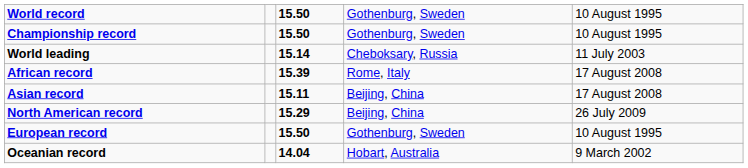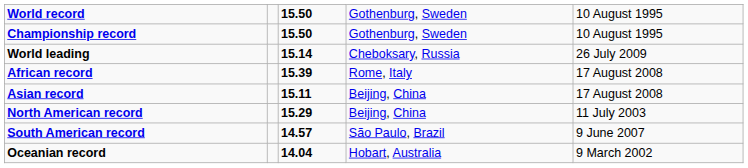(610, 53) 11 July 2003 -> (611, 53) 26 July 2009
(611, 113) 26 July 2009 -> (611, 113) 11 July 2003
+ row: (76, 133)
- row: (57, 133)
